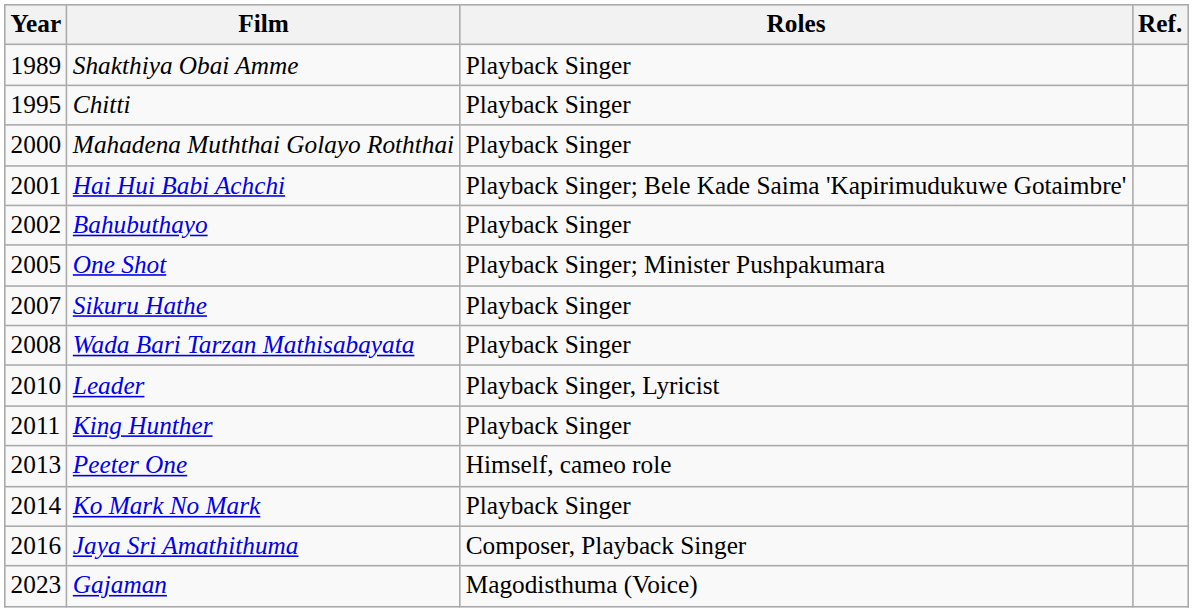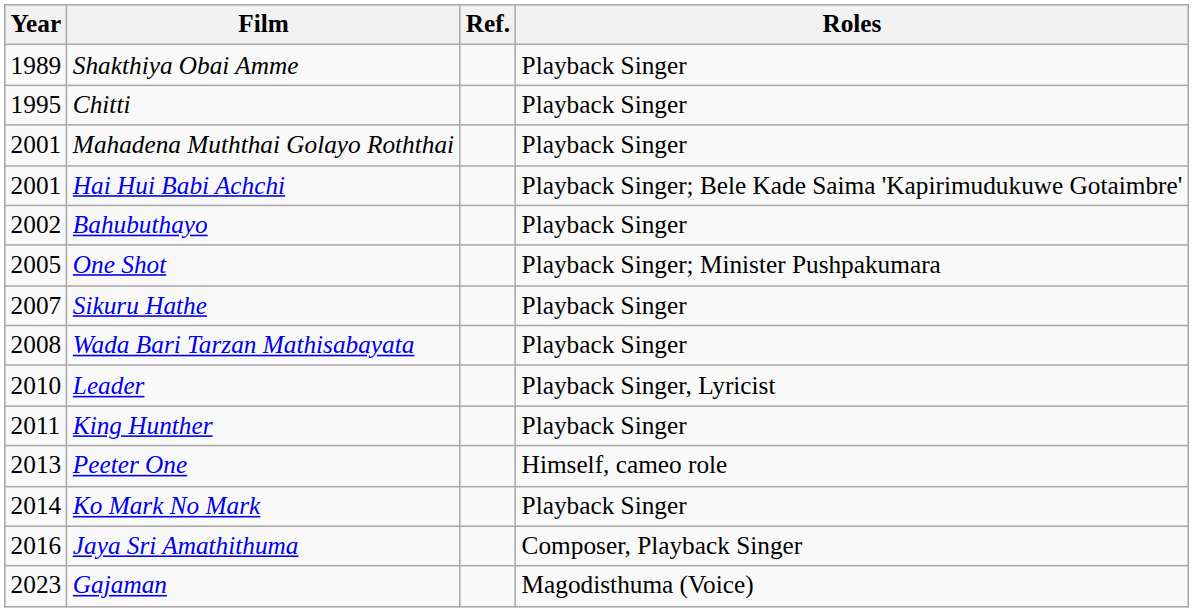columns swapped: (796, 24) <-> (1160, 24)
(36, 144) 2000 -> (36, 144) 2001
